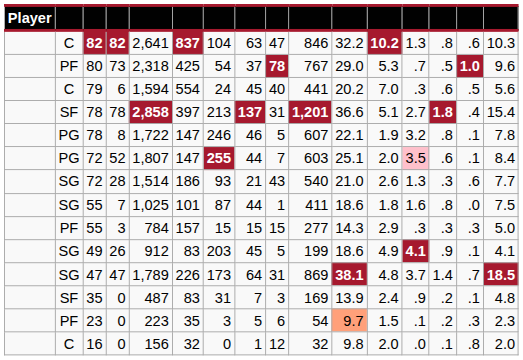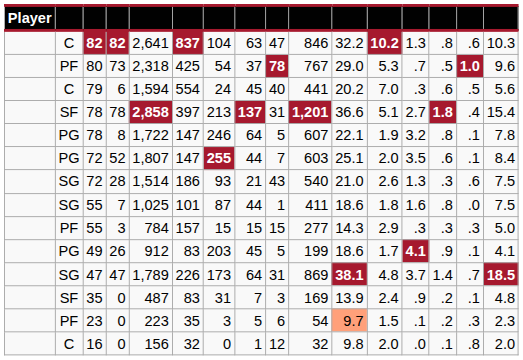(254, 136) 46 -> (254, 136) 64
(416, 159) pink background -> (416, 159) no background
(505, 182) 7.7 -> (505, 182) 7.5
(69, 251) SG -> (69, 251) PG
(389, 251) 4.9 -> (389, 251) 1.7
